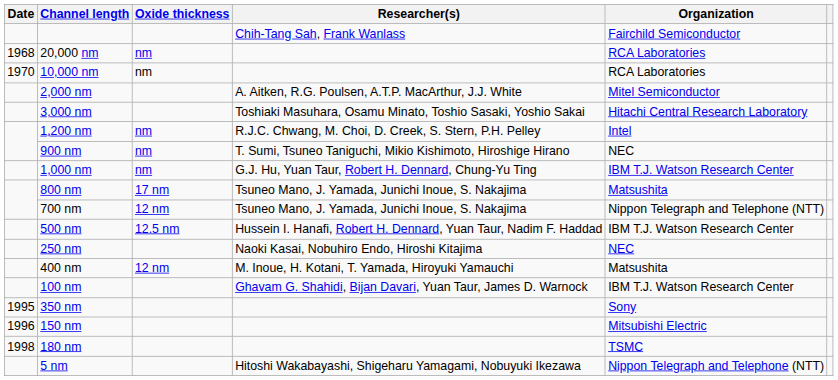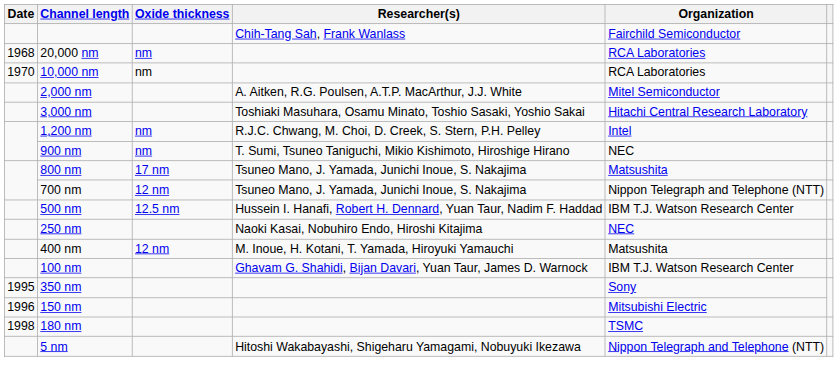- row: (66, 170)
